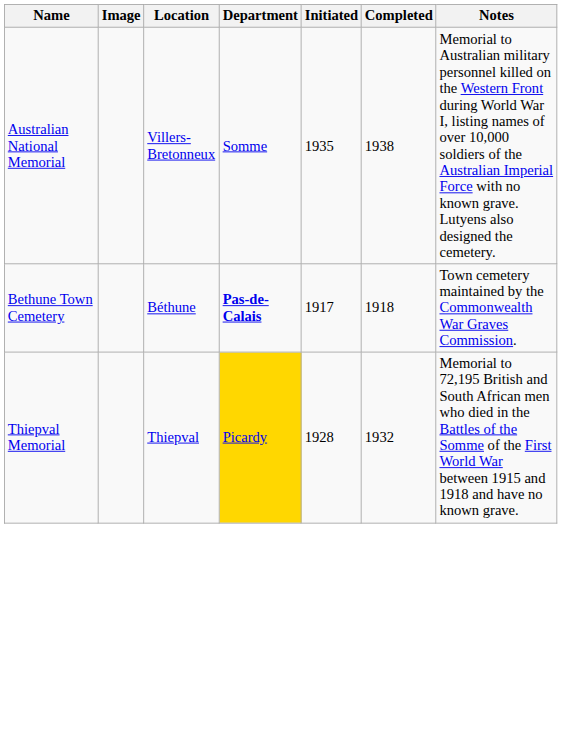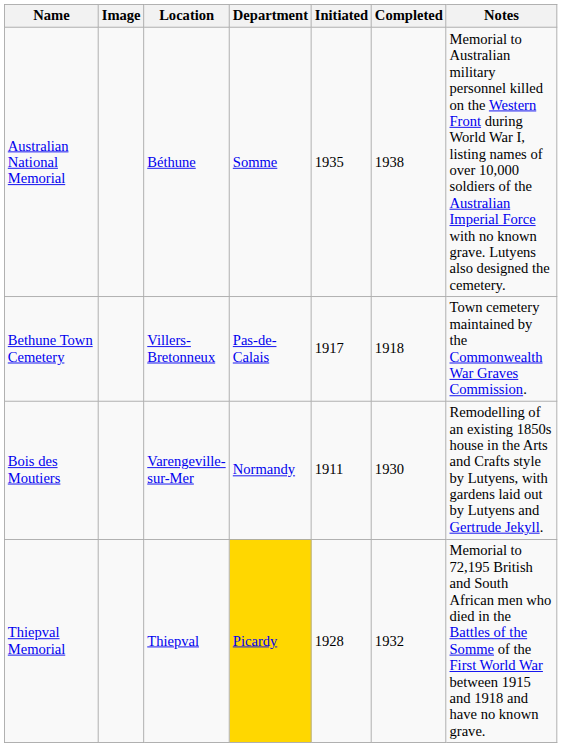(181, 145) Villers-Bretonneux -> (172, 161) Béthune
(172, 307) Béthune -> (181, 348) Villers-Bretonneux
(246, 307) bold -> (255, 348) normal
+ row: (34, 470)
